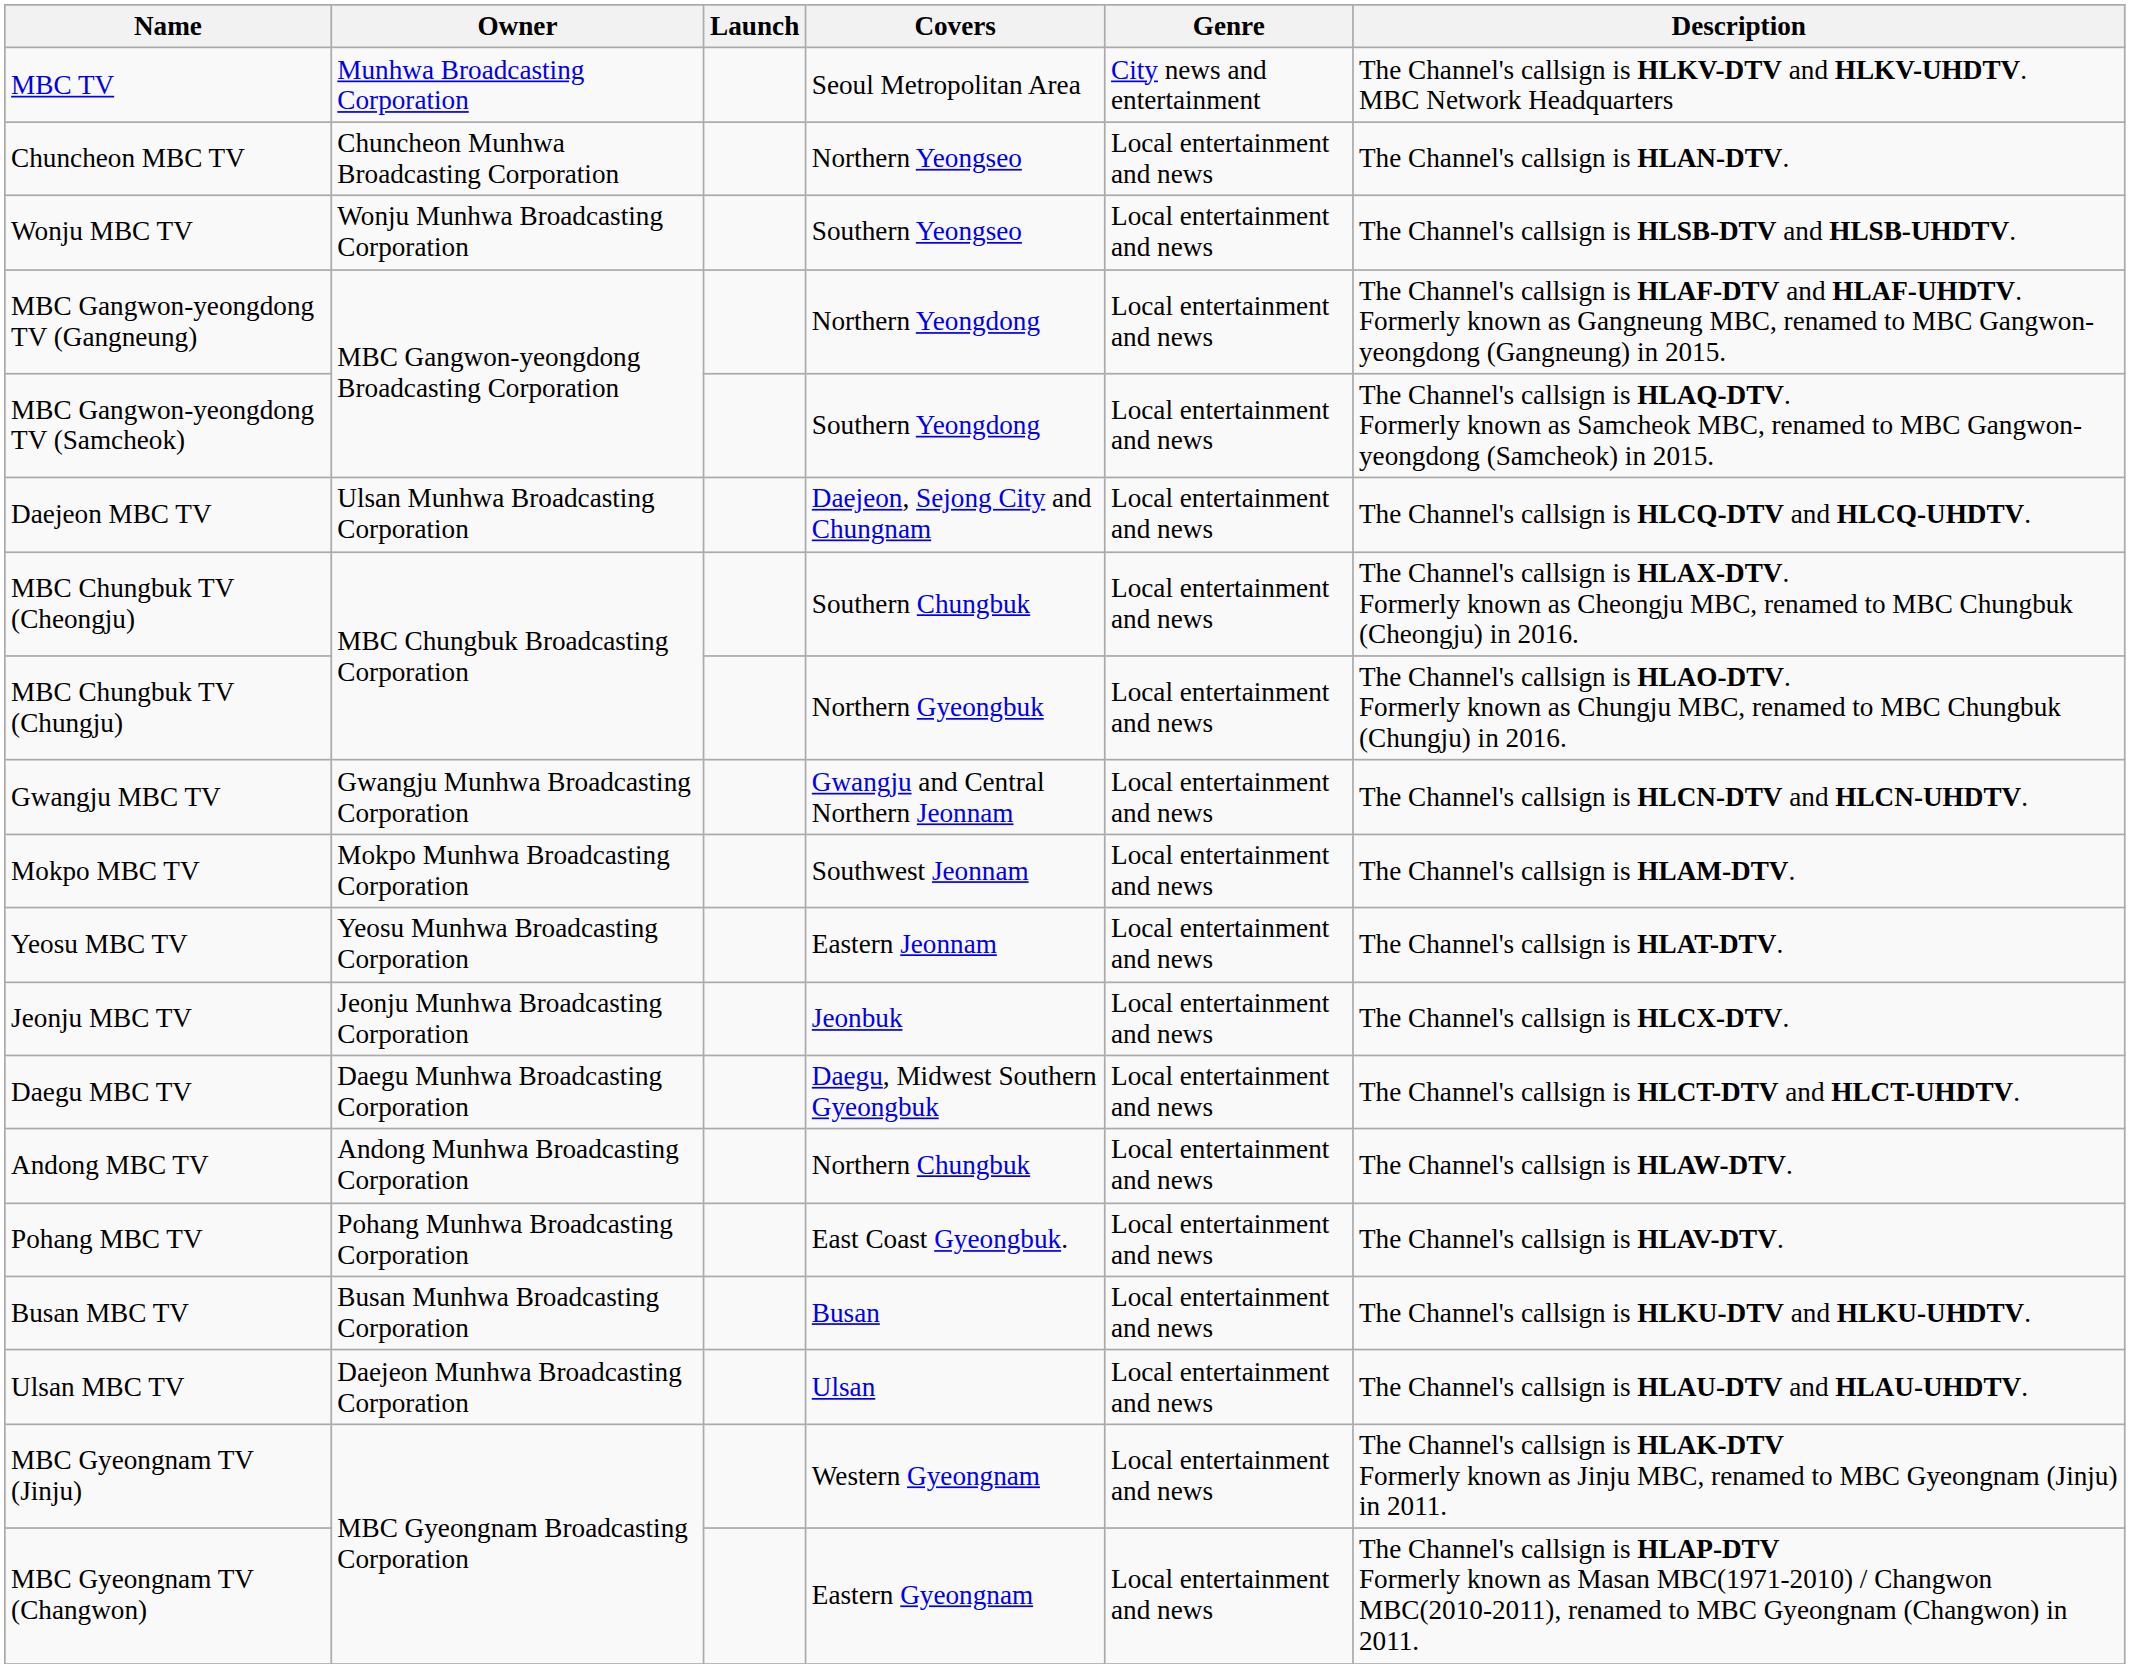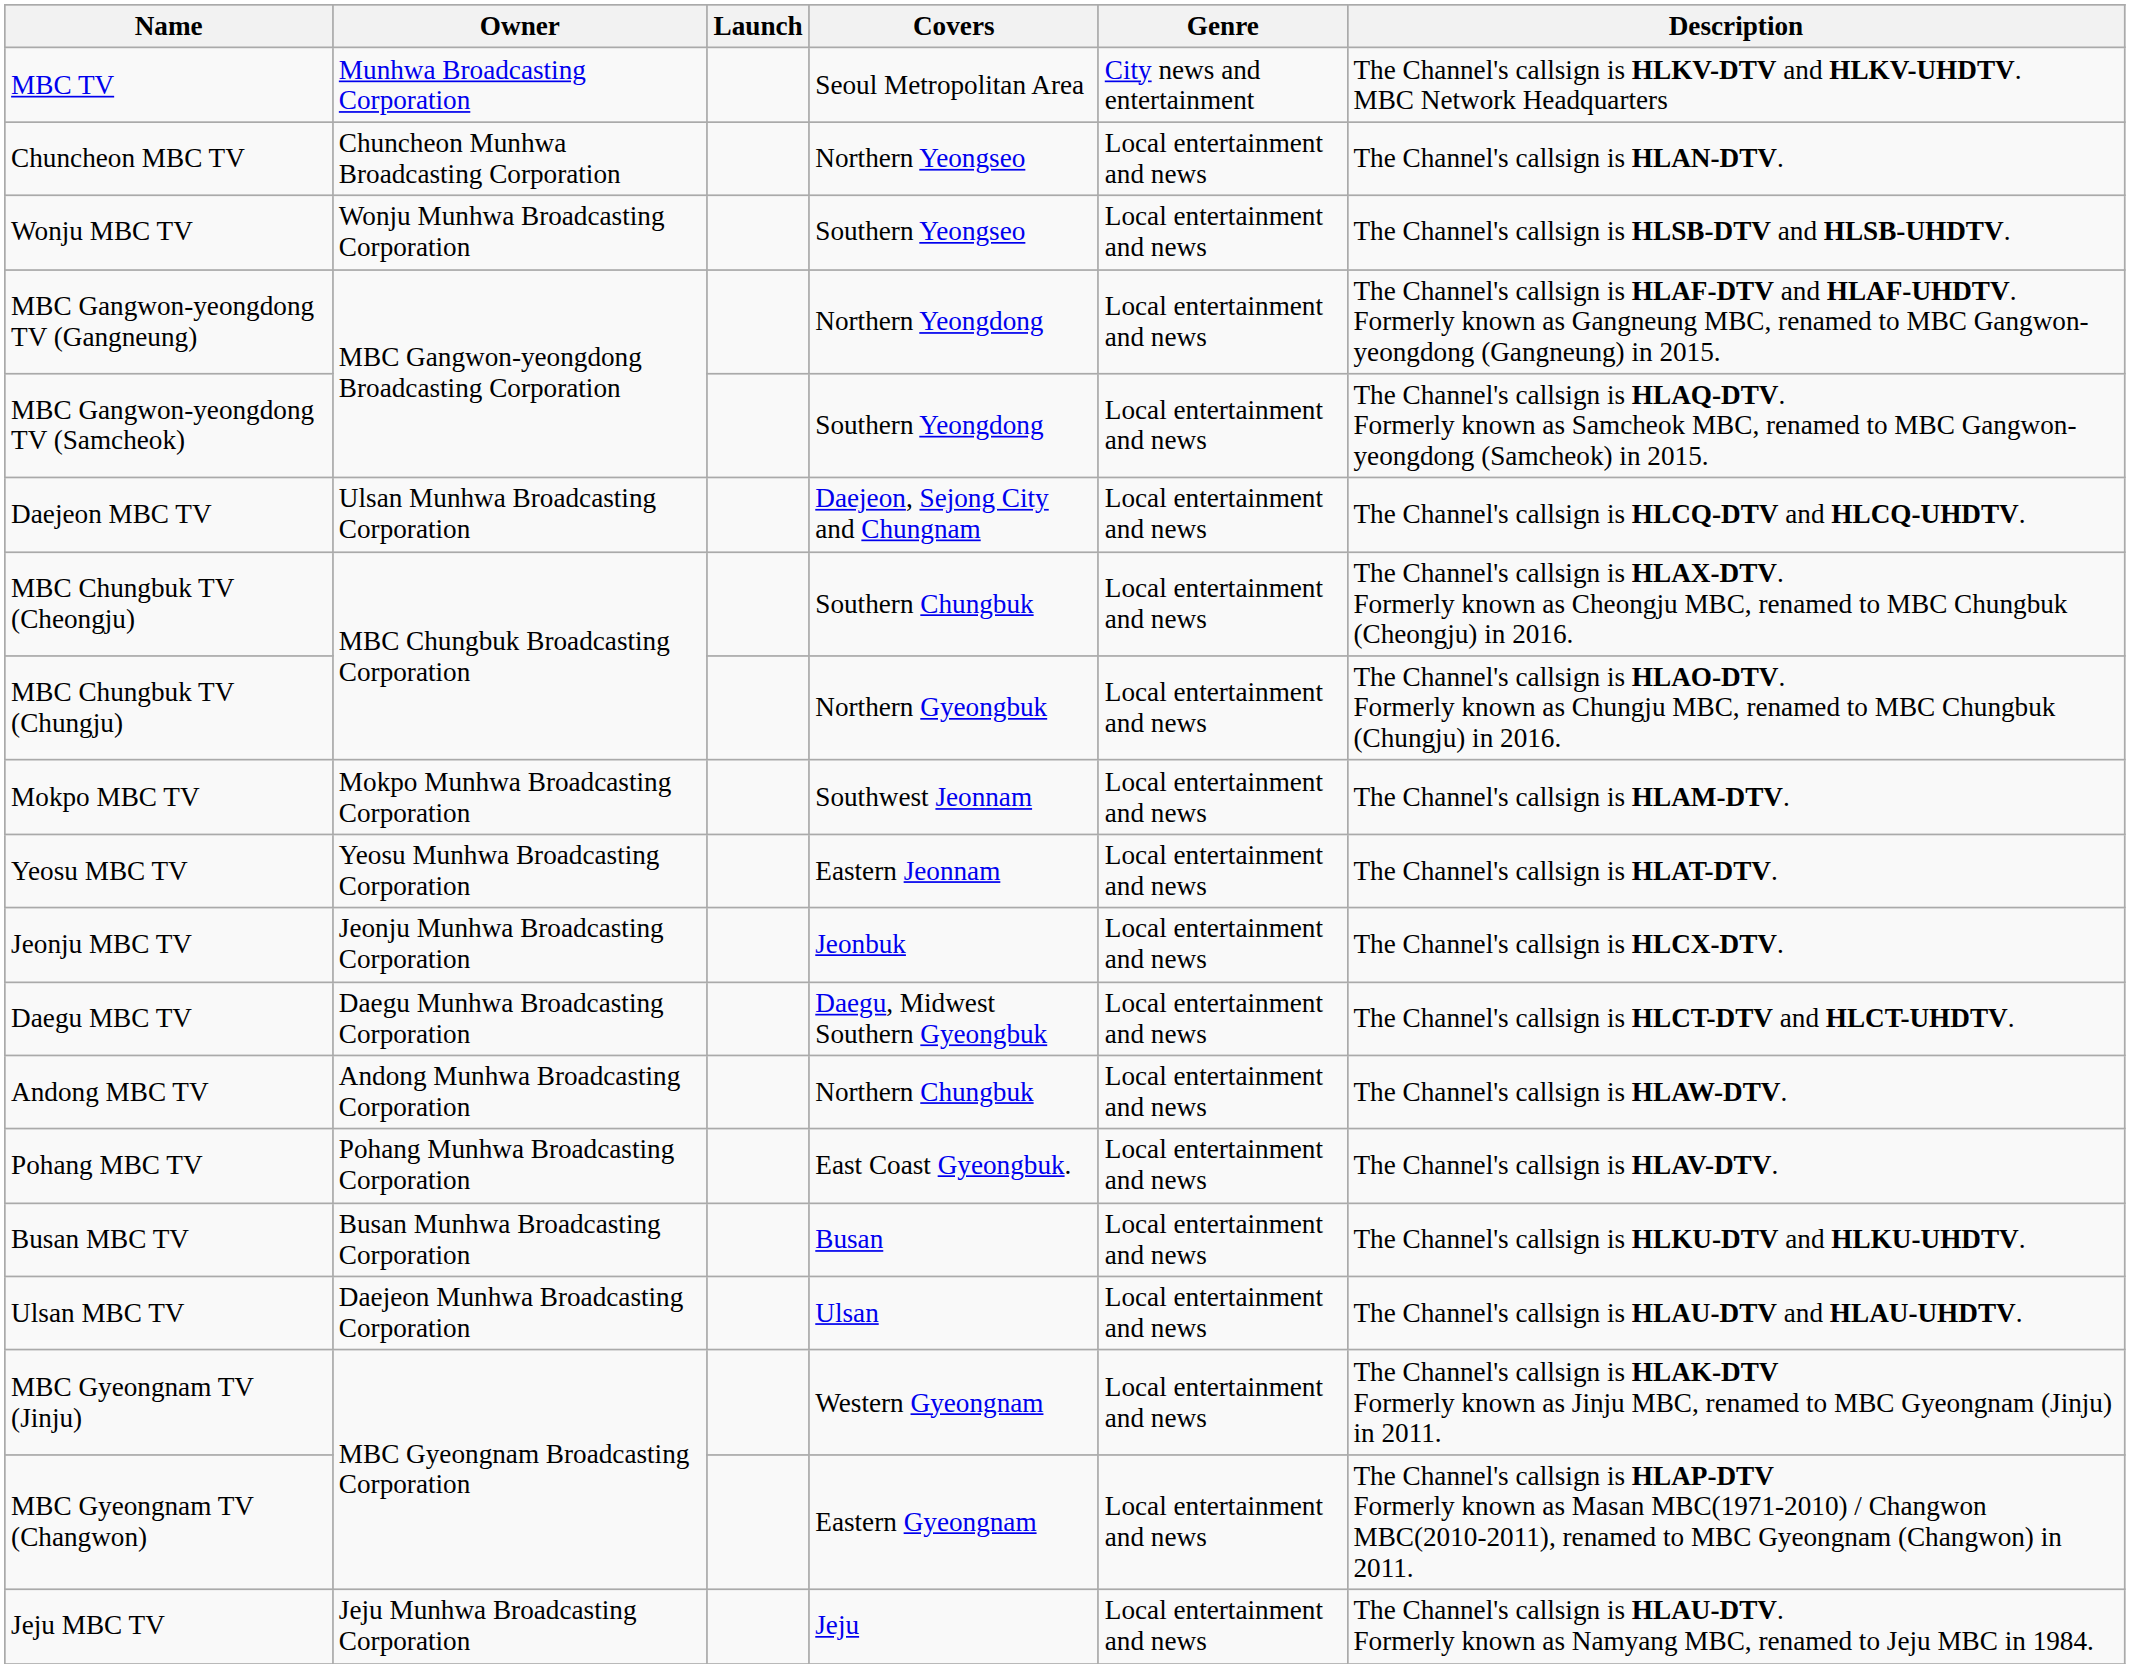- row: (116, 796)
+ row: (88, 1625)
